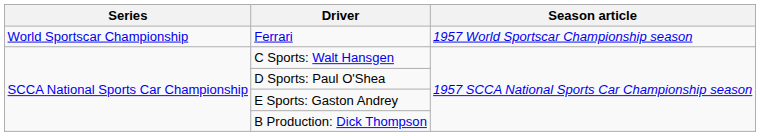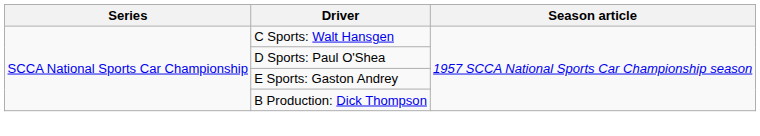- row: (273, 36)
